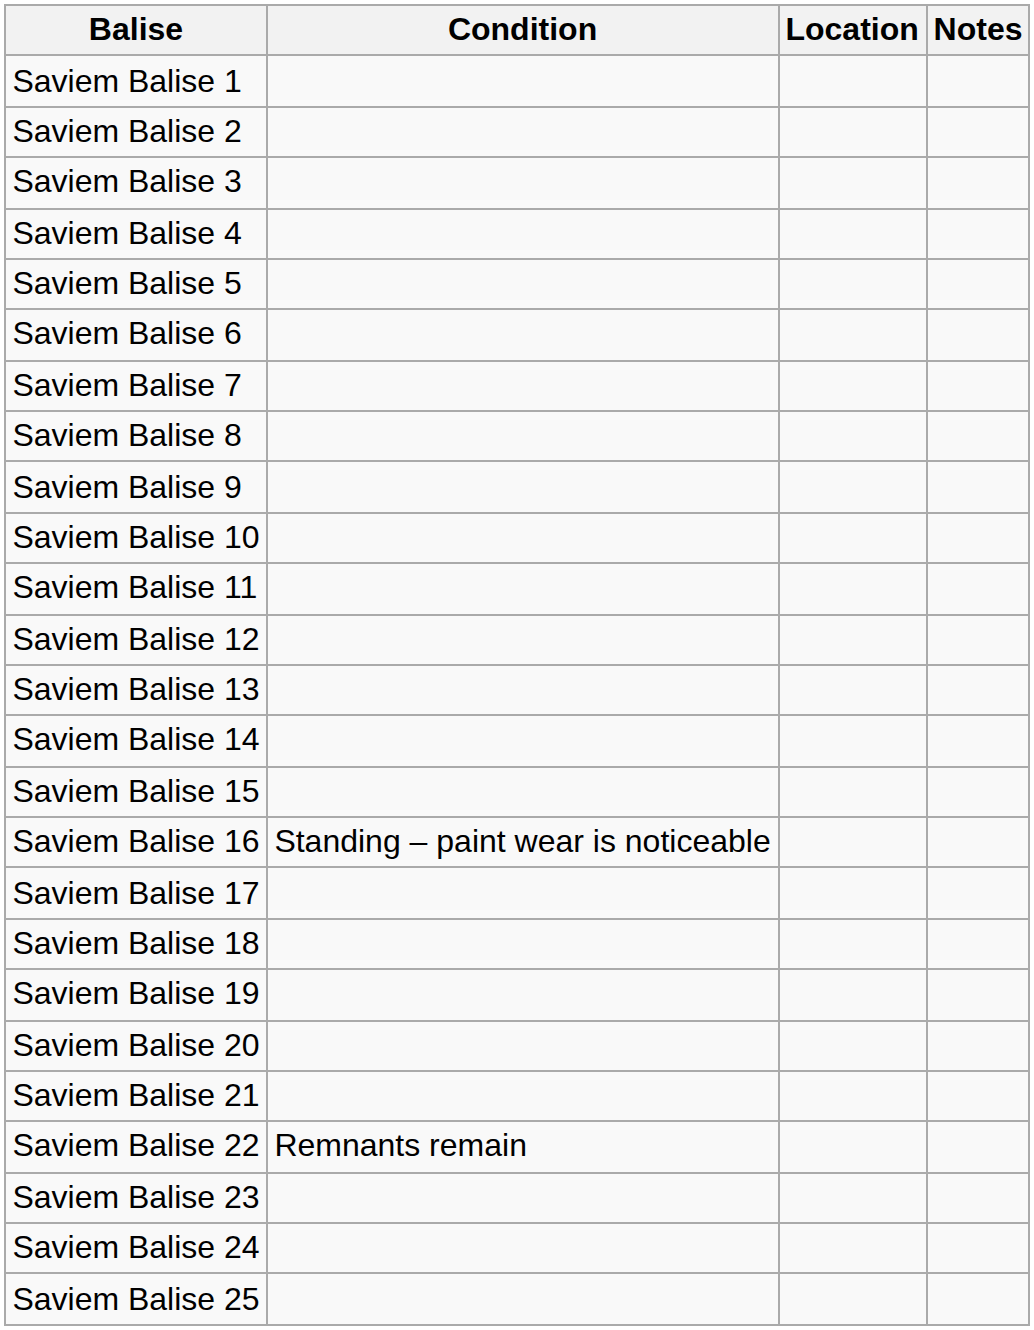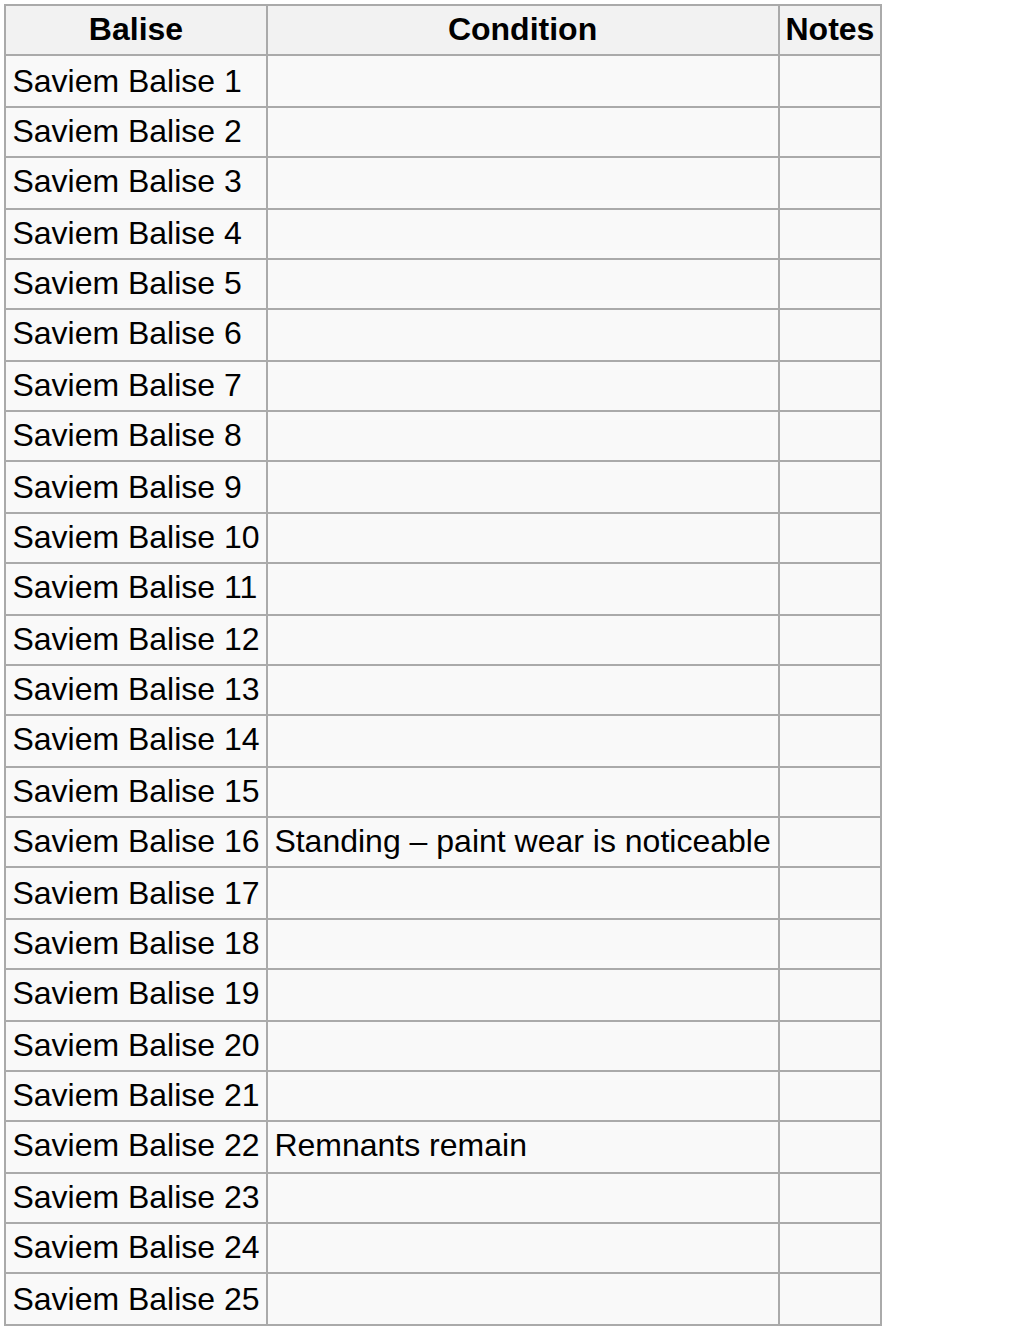- column: (852, 29)
